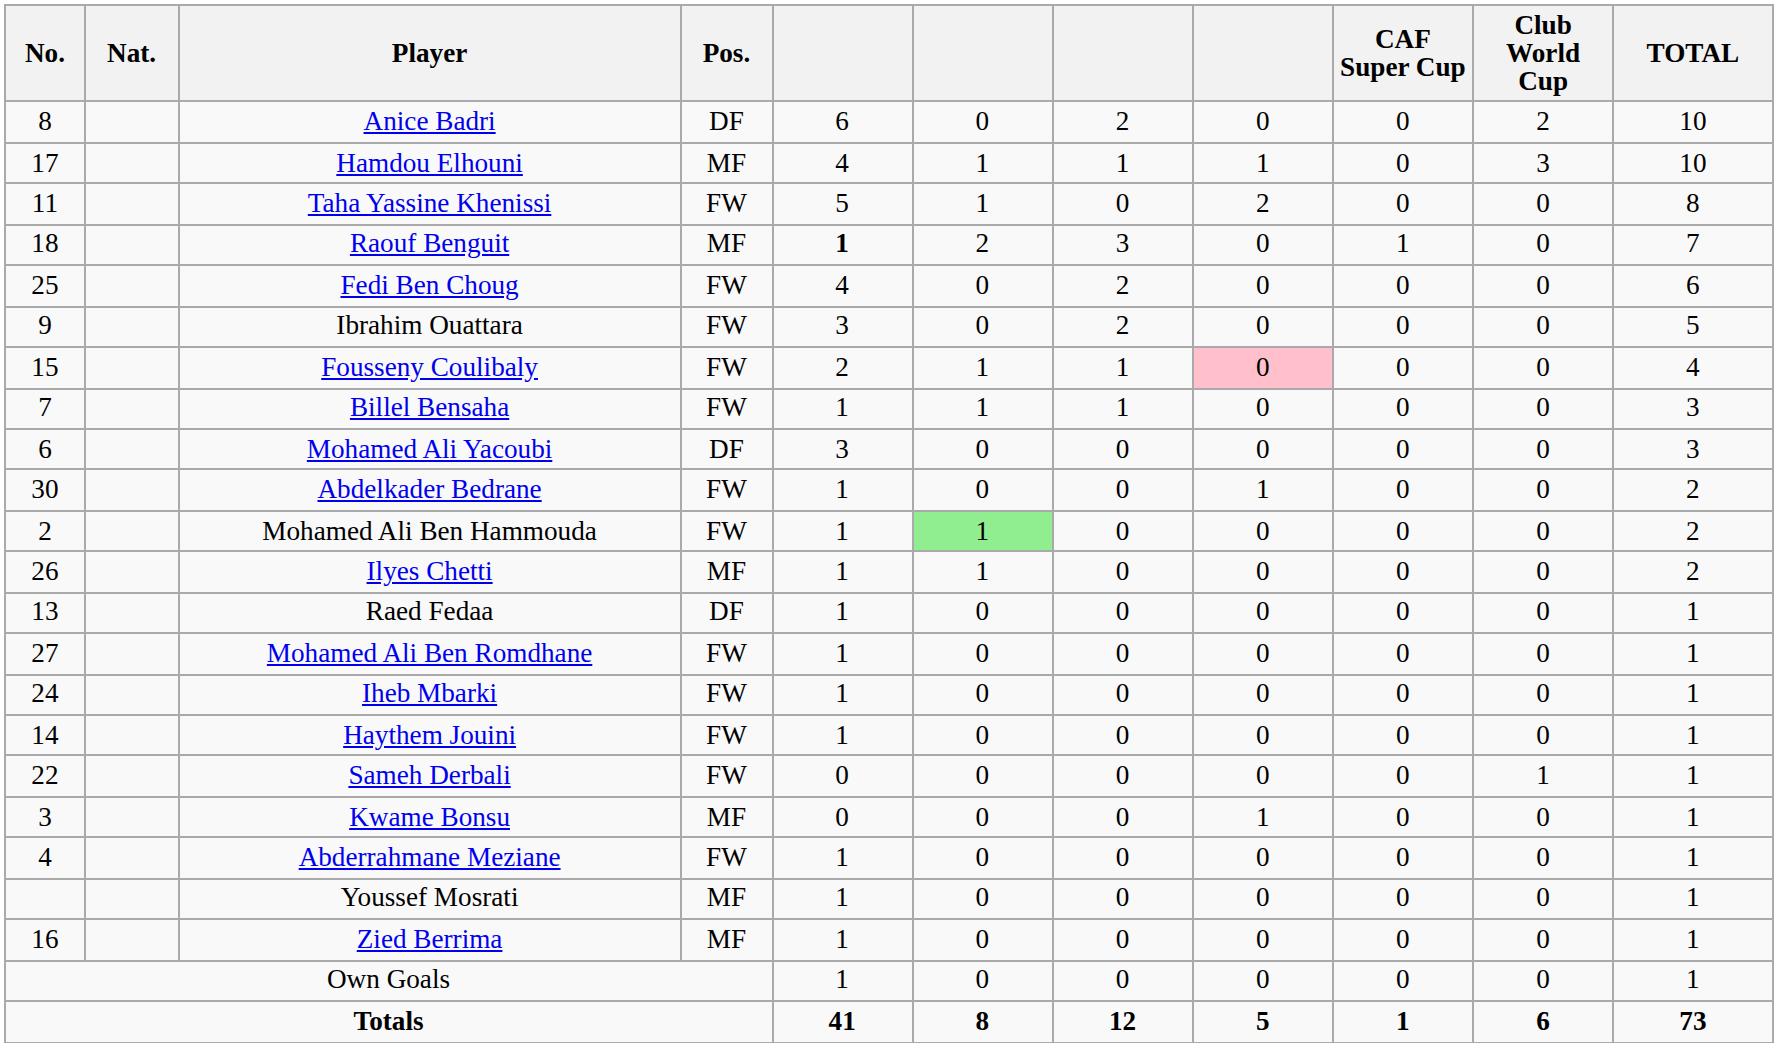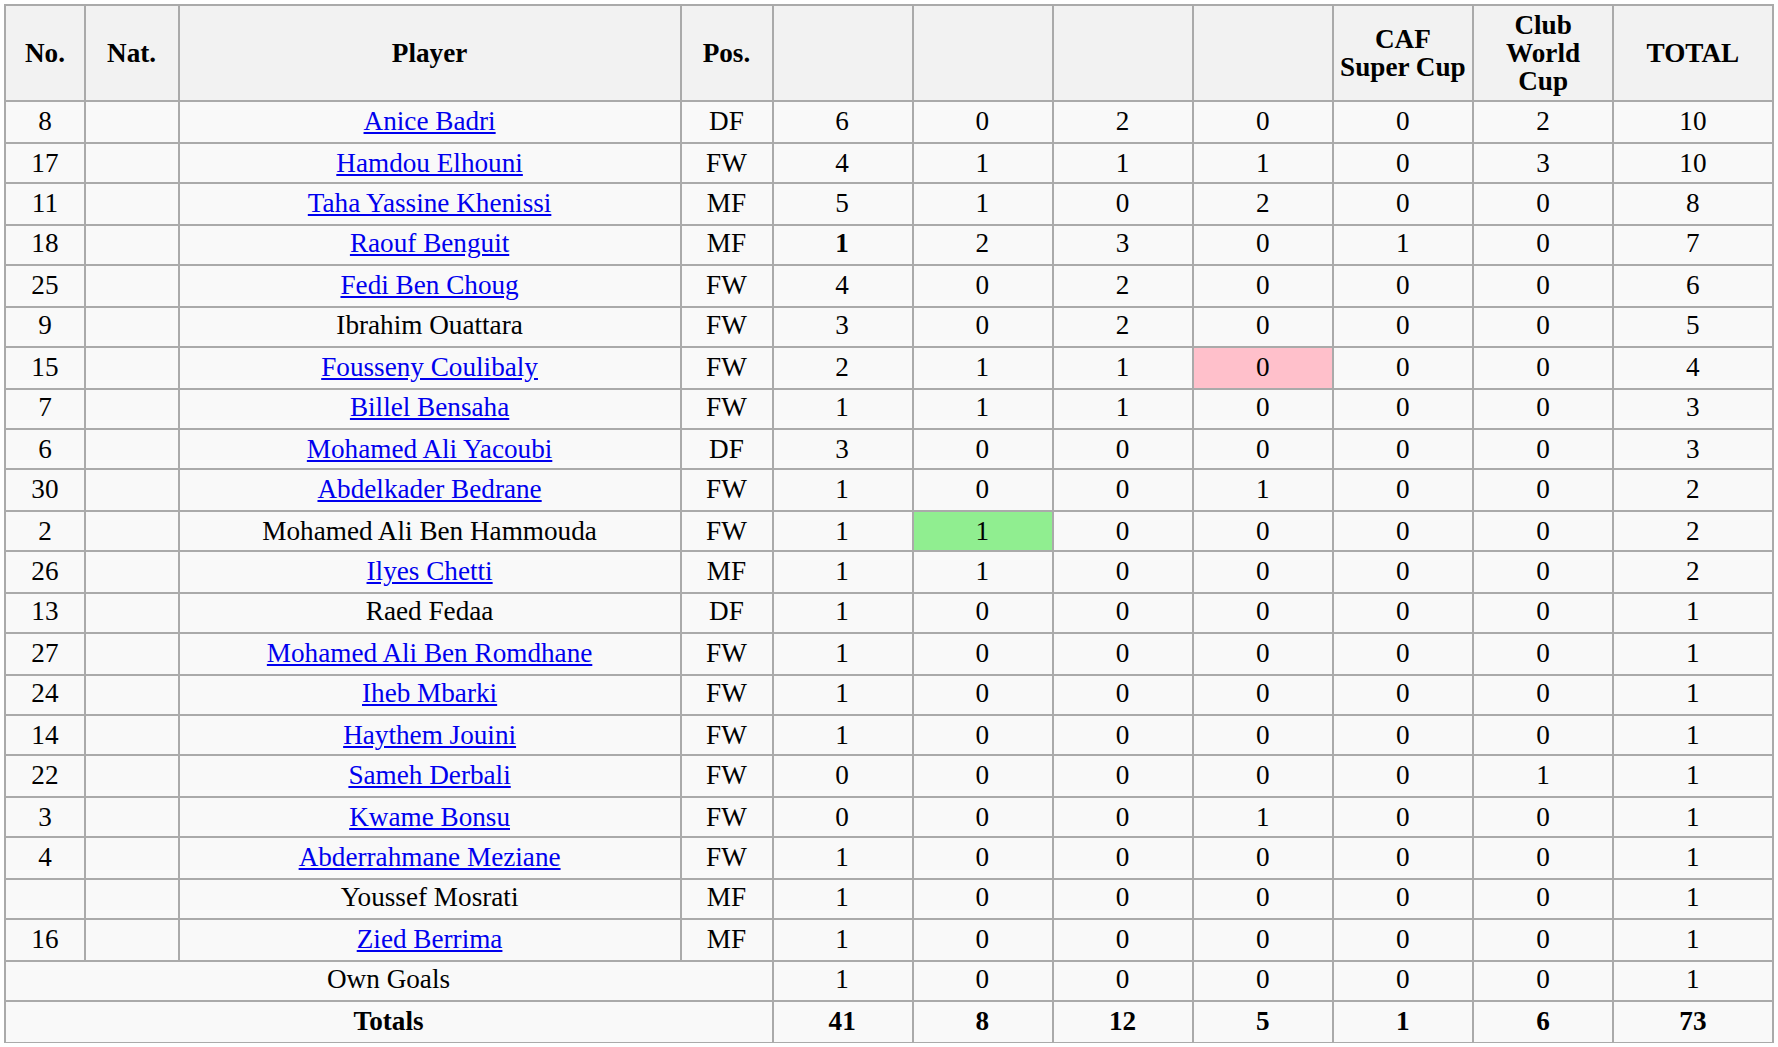(726, 162) MF -> (726, 162) FW
(726, 203) FW -> (726, 203) MF
(726, 816) MF -> (726, 816) FW
